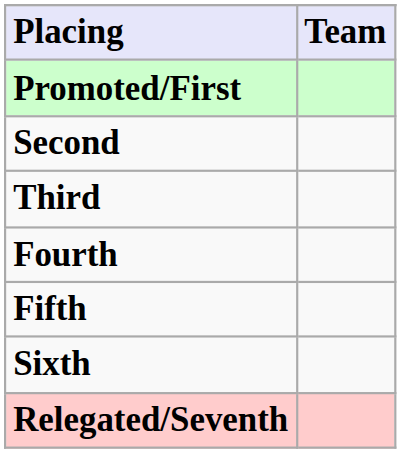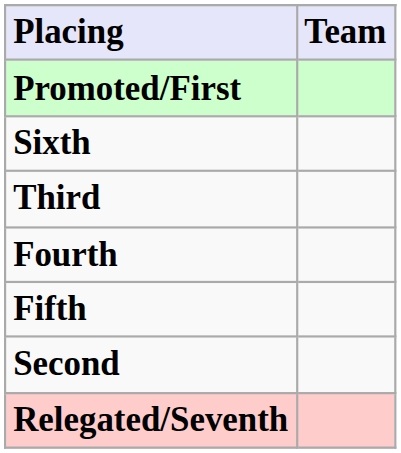rows swapped: (66, 142) <-> (52, 364)
